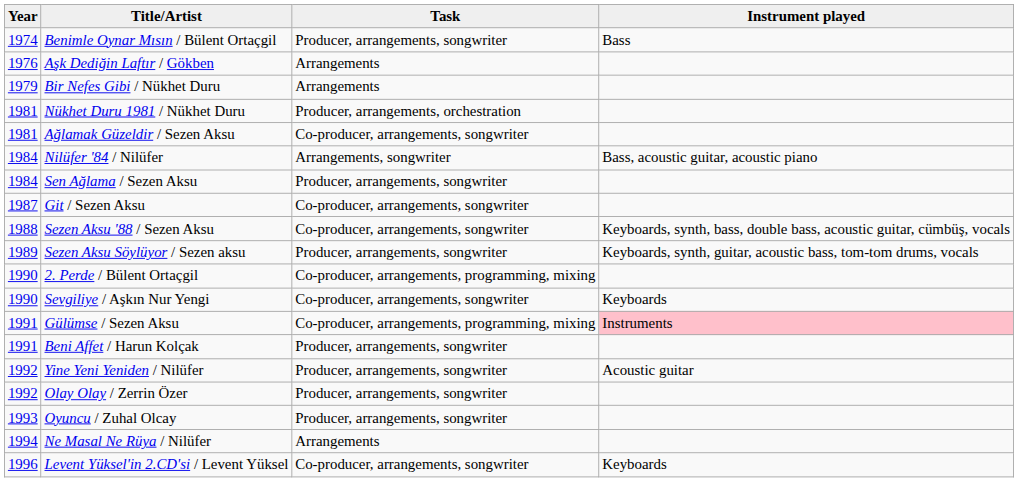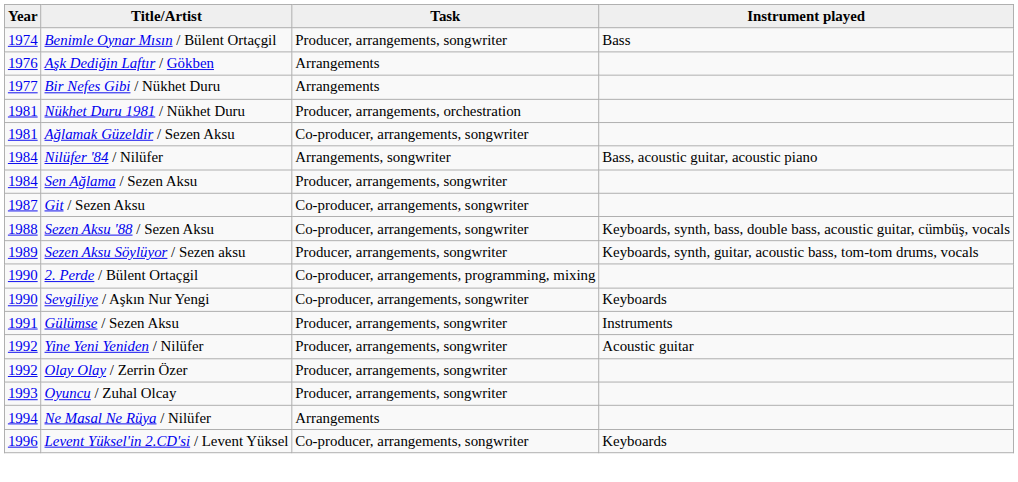(23, 87) 1979 -> (23, 87) 1977
(445, 323) Co-producer, arrangements, programming, mixing -> (401, 323) Producer, arrangements, songwriter
(637, 323) pink background -> (637, 323) no background
- row: (122, 346)
